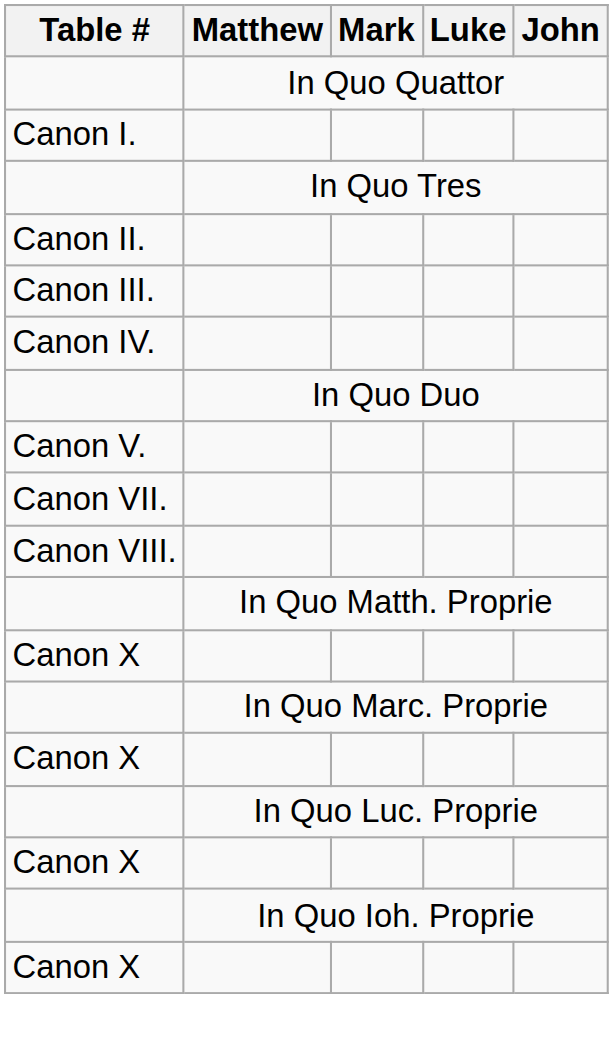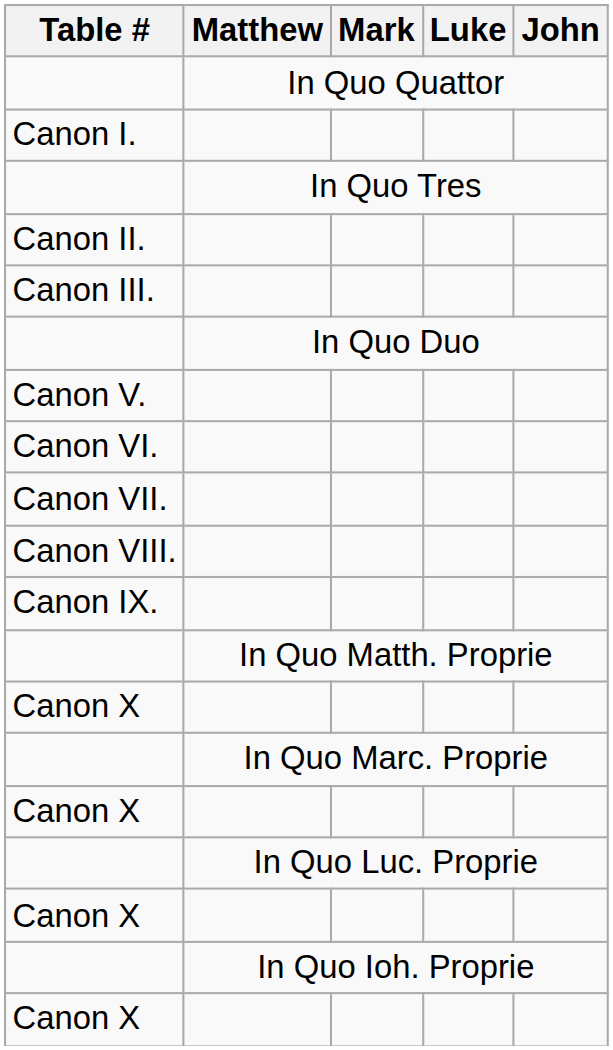- row: (84, 342)
+ row: (86, 446)
+ row: (86, 602)
